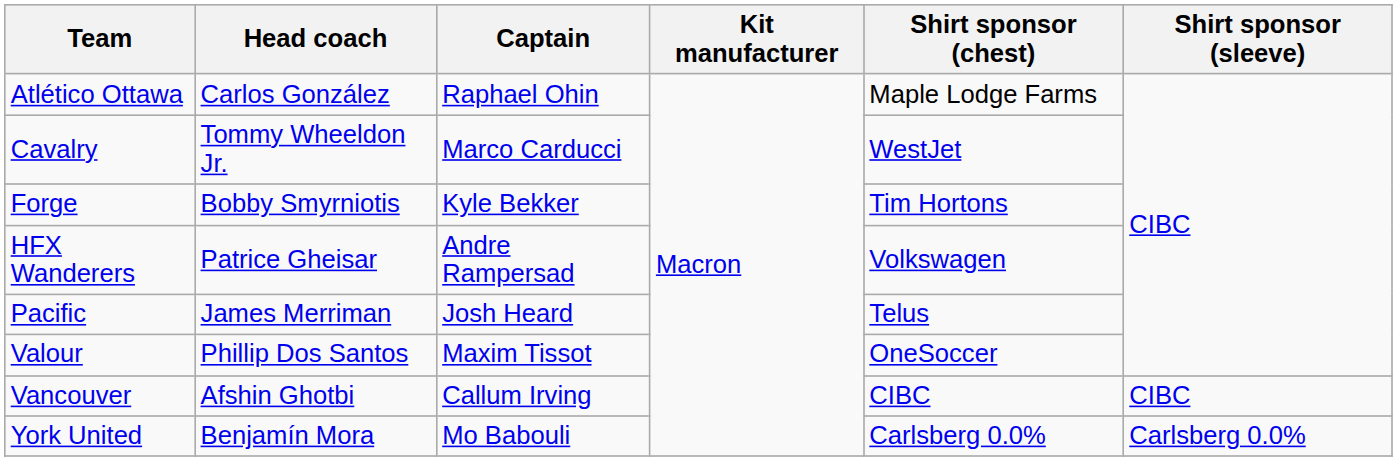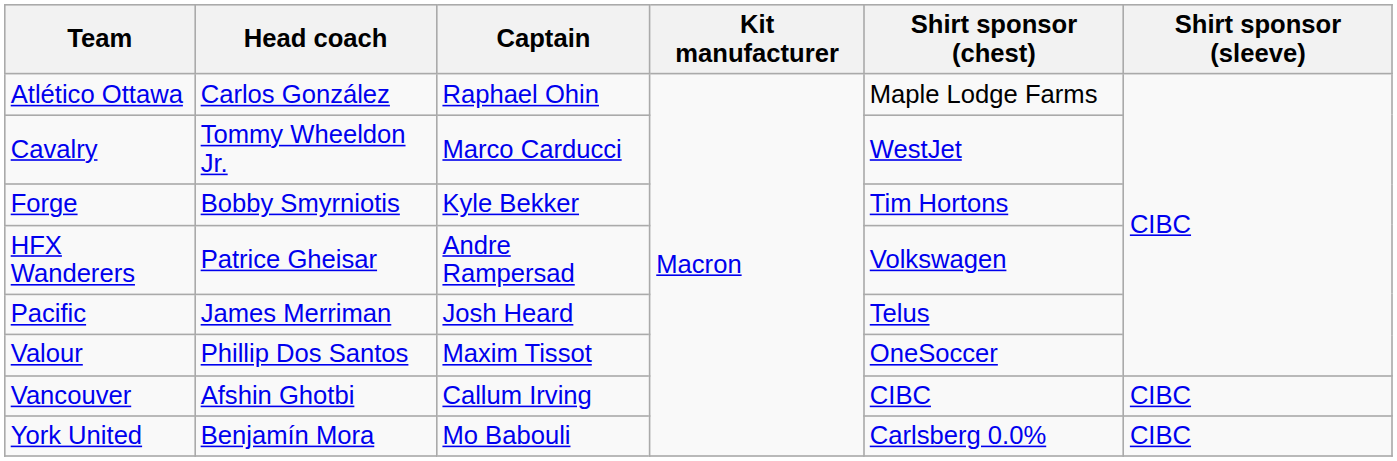(1218, 436) Carlsberg 0.0% -> (1160, 436) CIBC
